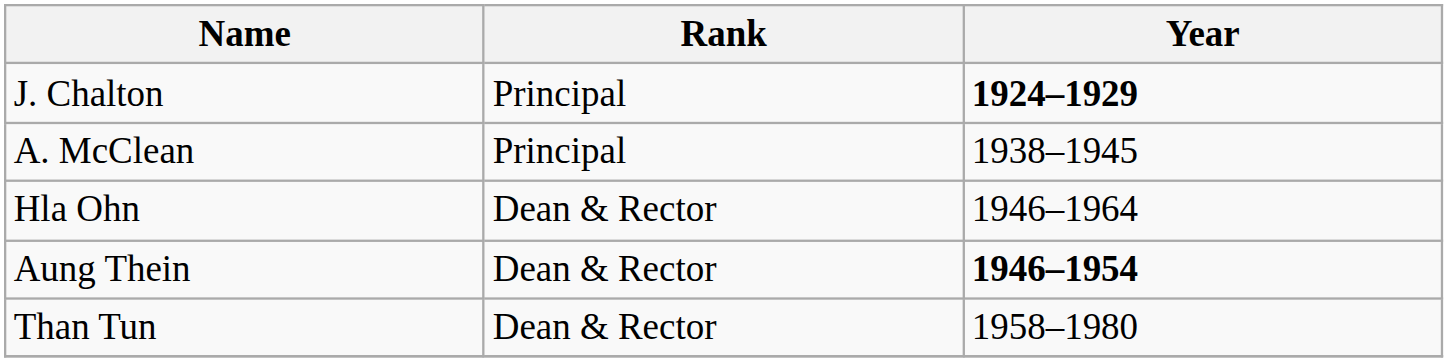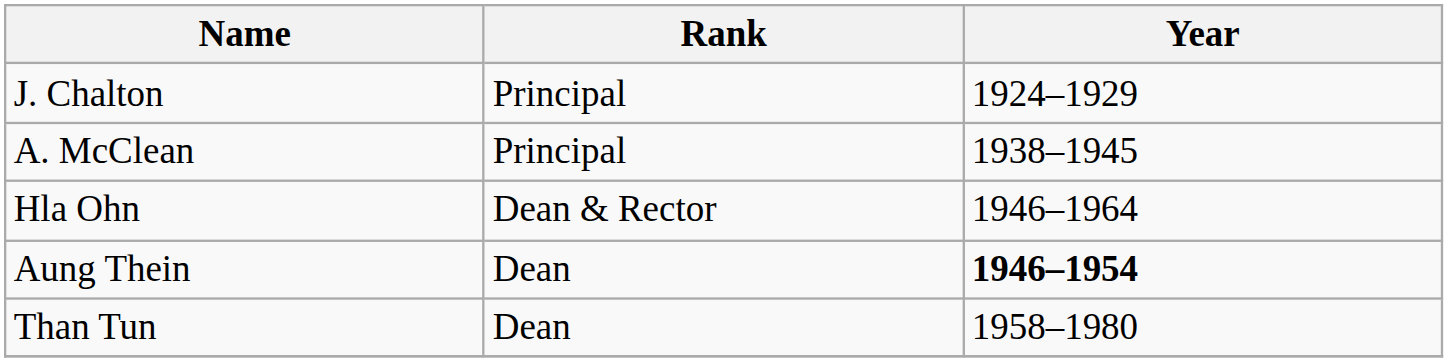(1055, 92) bold -> (1055, 92) normal
(605, 268) Dean & Rector -> (532, 268) Dean
(605, 326) Dean & Rector -> (532, 326) Dean
